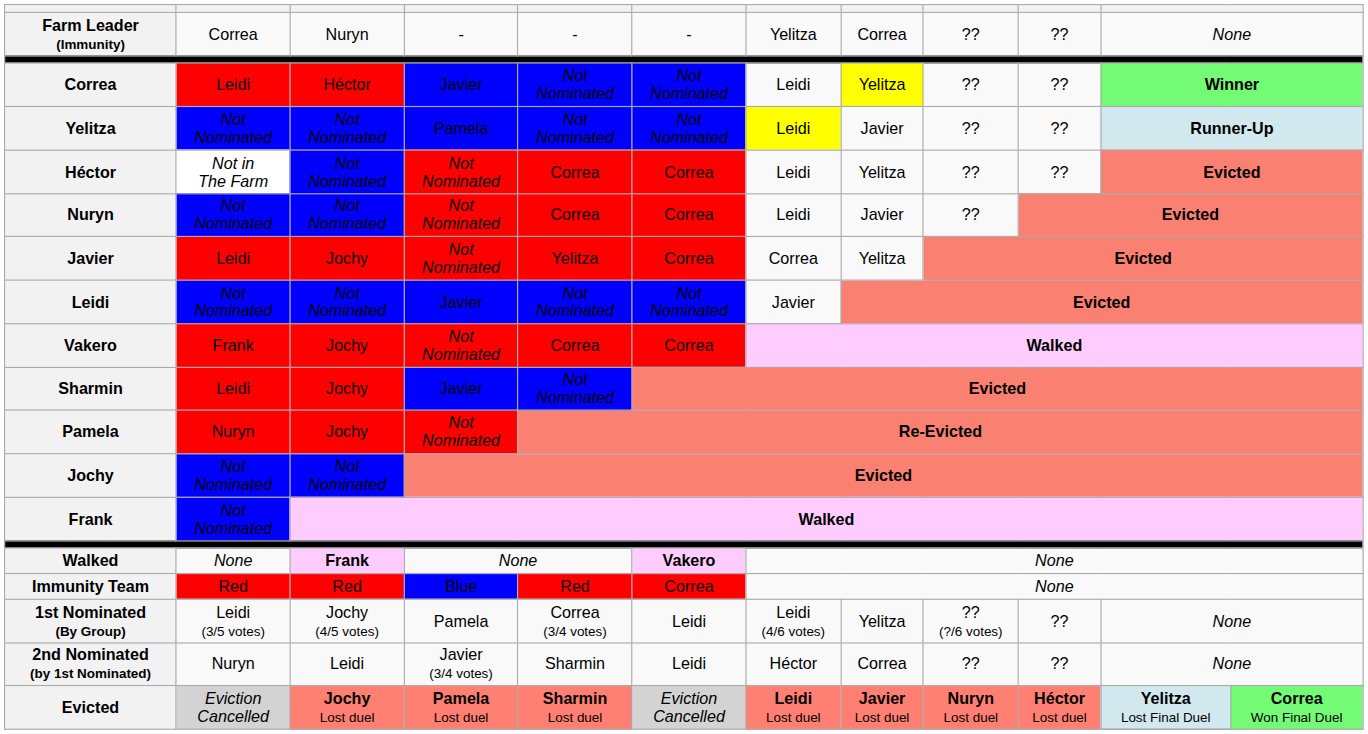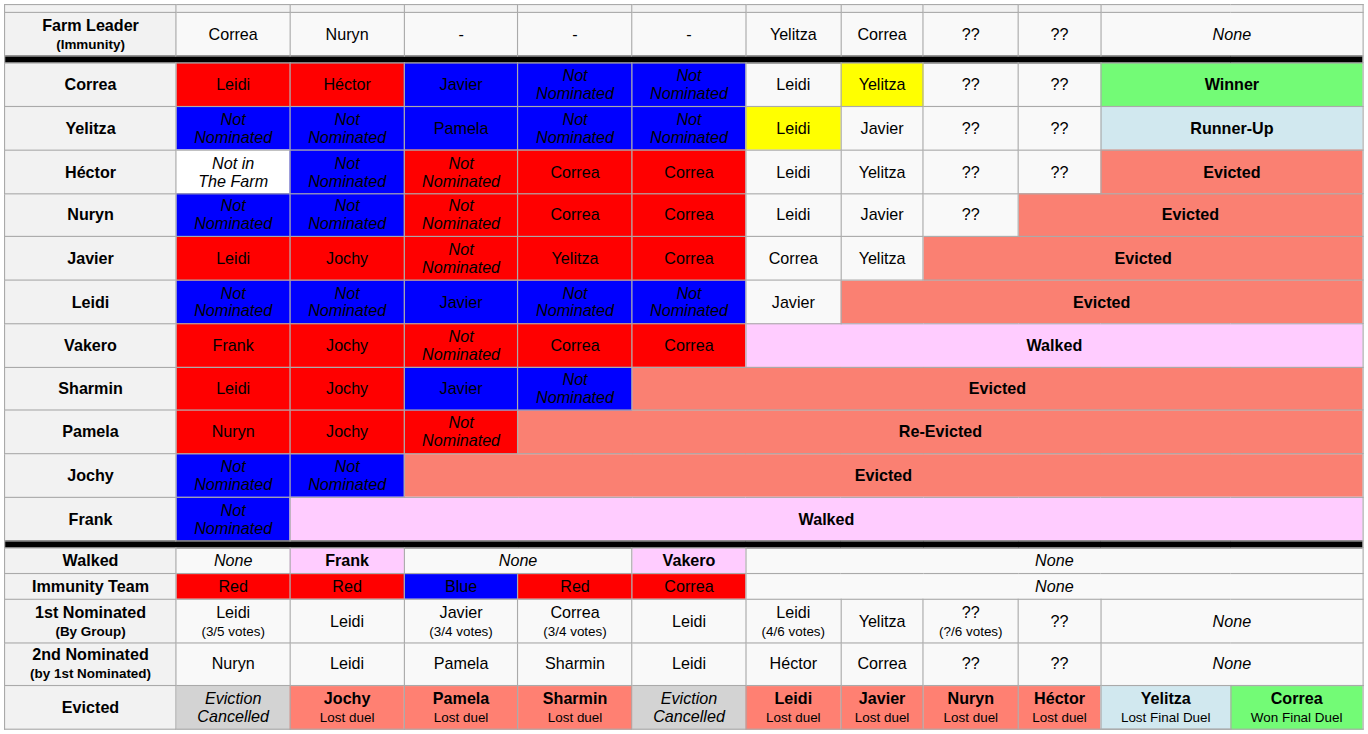(347, 621) Jochy (4/5 votes) -> (347, 621) Leidi
(461, 621) Pamela -> (461, 621) Javier (3/4 votes)
(461, 664) Javier (3/4 votes) -> (461, 664) Pamela
